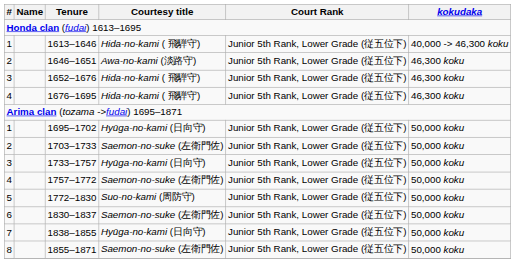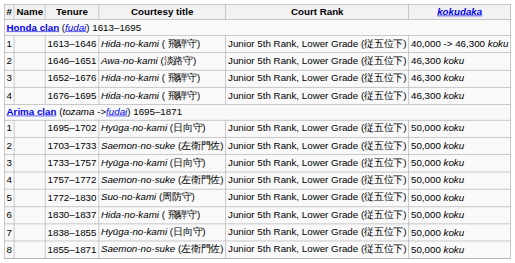(162, 215) Saemon-no-suke (左衛門佐) -> (151, 215) Hida-no-kami ( 飛騨守)
